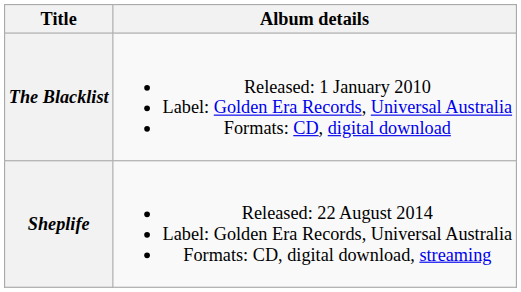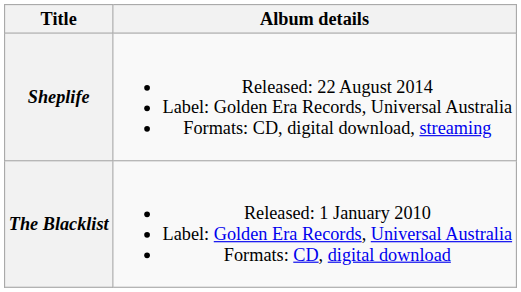rows swapped: (59, 96) <-> (59, 223)
